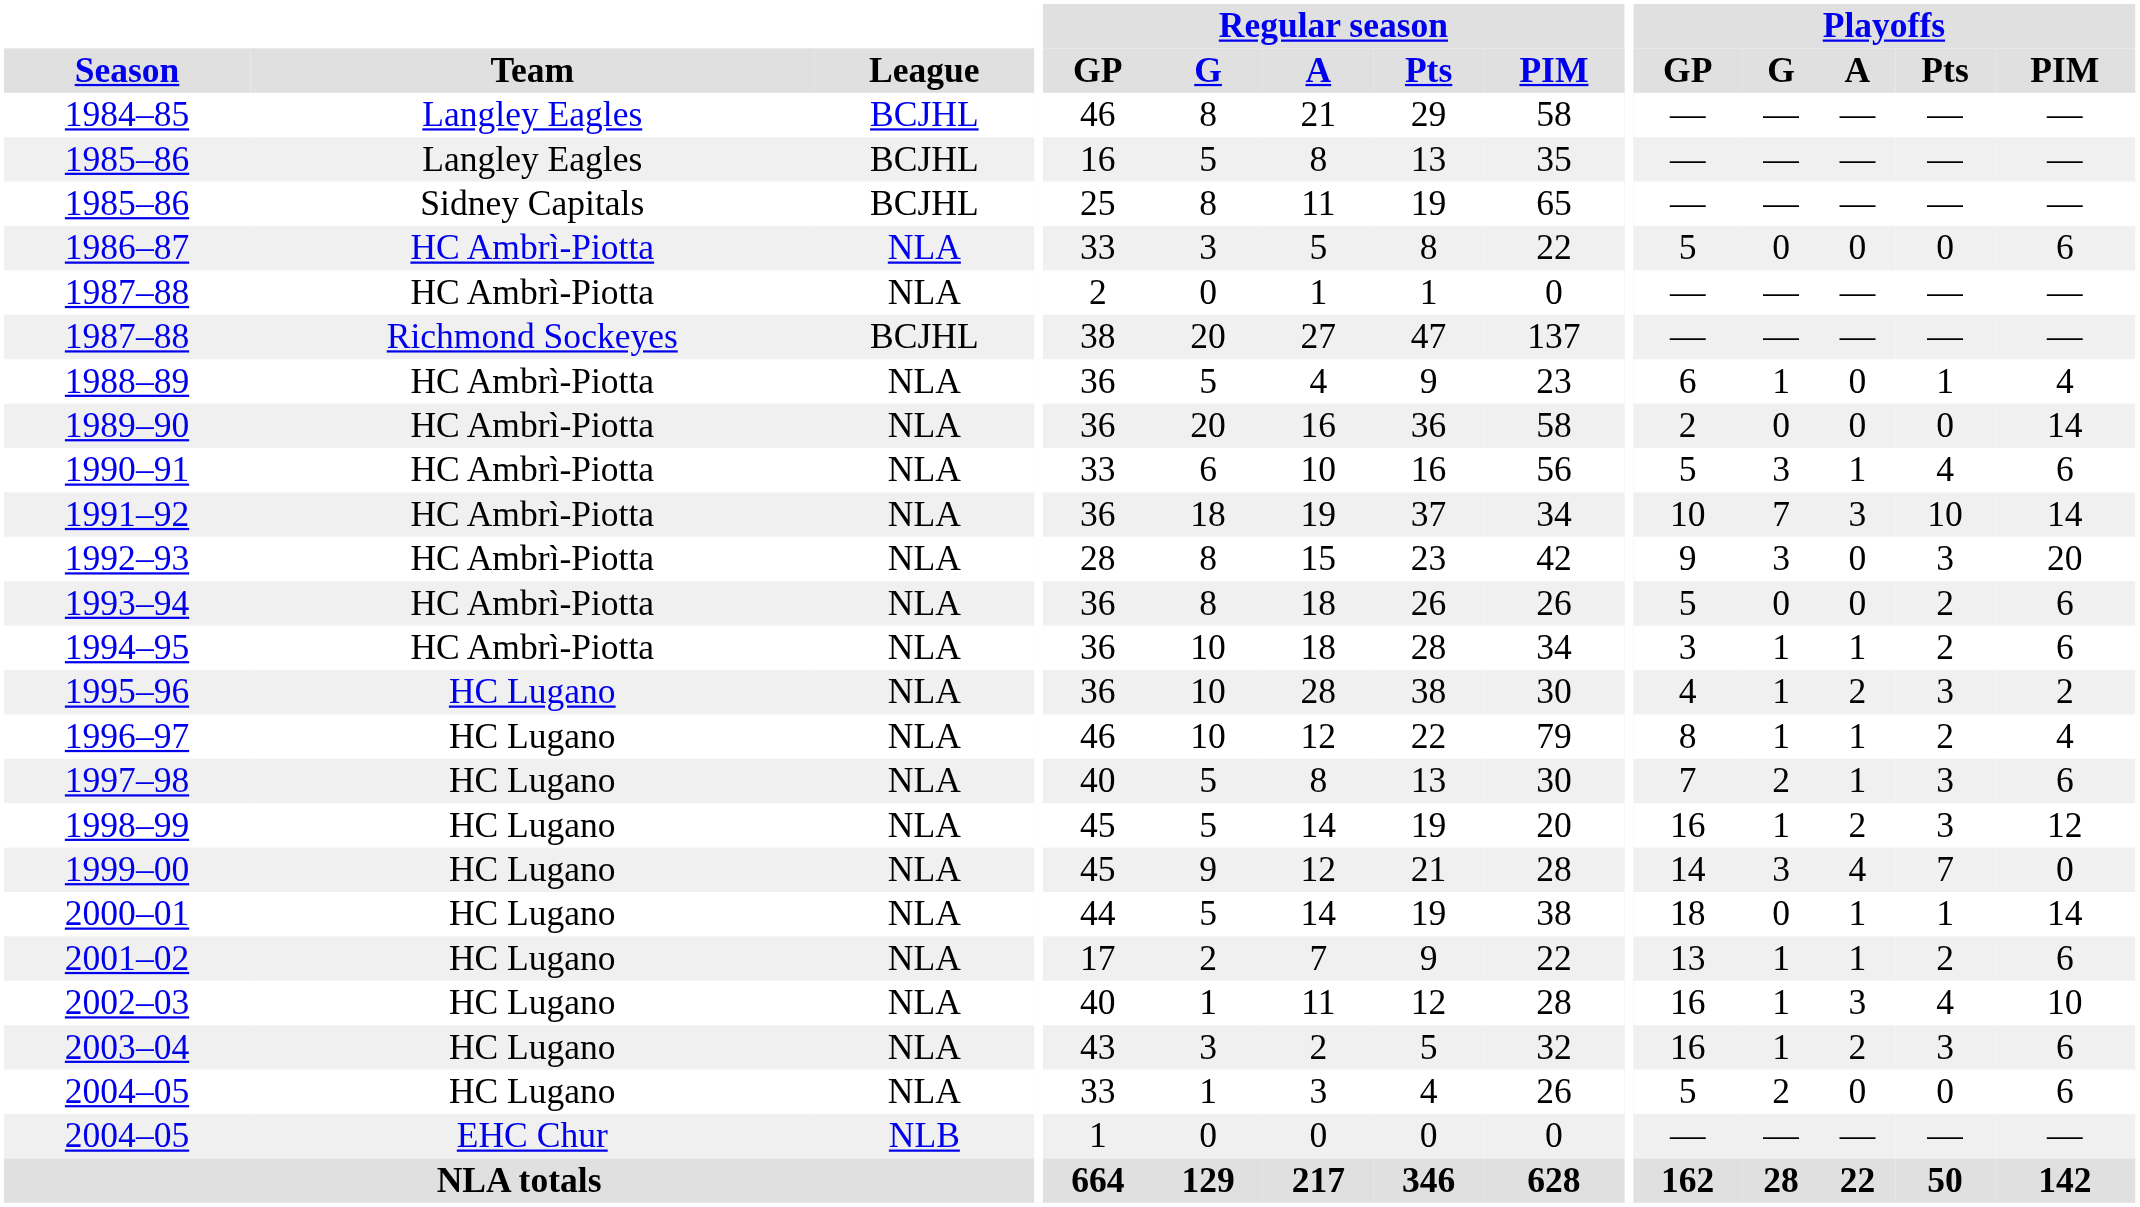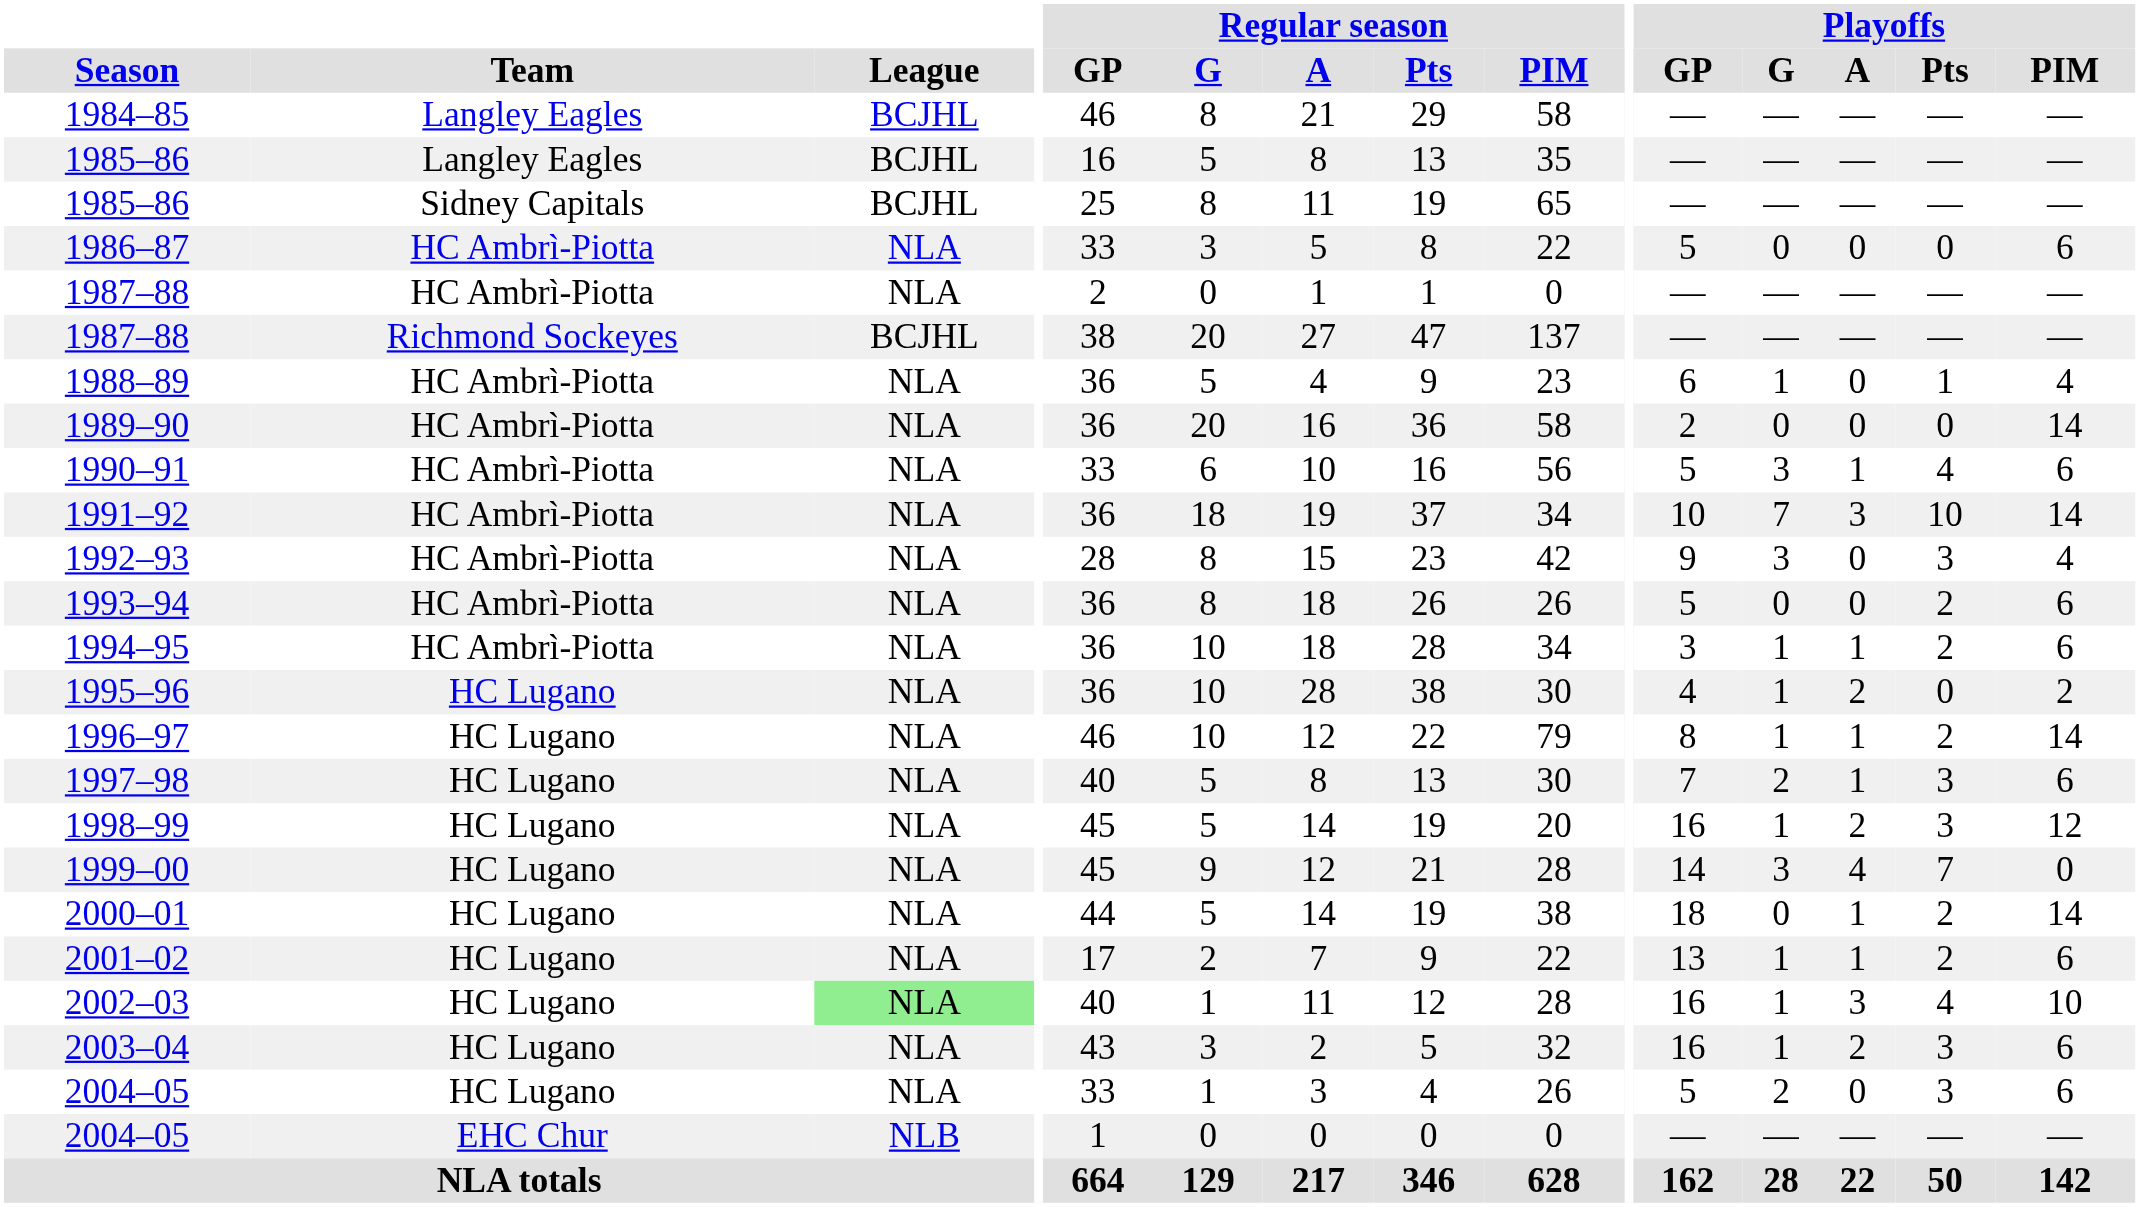(2065, 558) 20 -> (2065, 558) 4
(1945, 691) 3 -> (1945, 691) 0
(2065, 735) 4 -> (2065, 735) 14
(1945, 913) 1 -> (1945, 913) 2
(924, 1002) no background -> (924, 1002) lightgreen background
(1945, 1091) 0 -> (1945, 1091) 3
